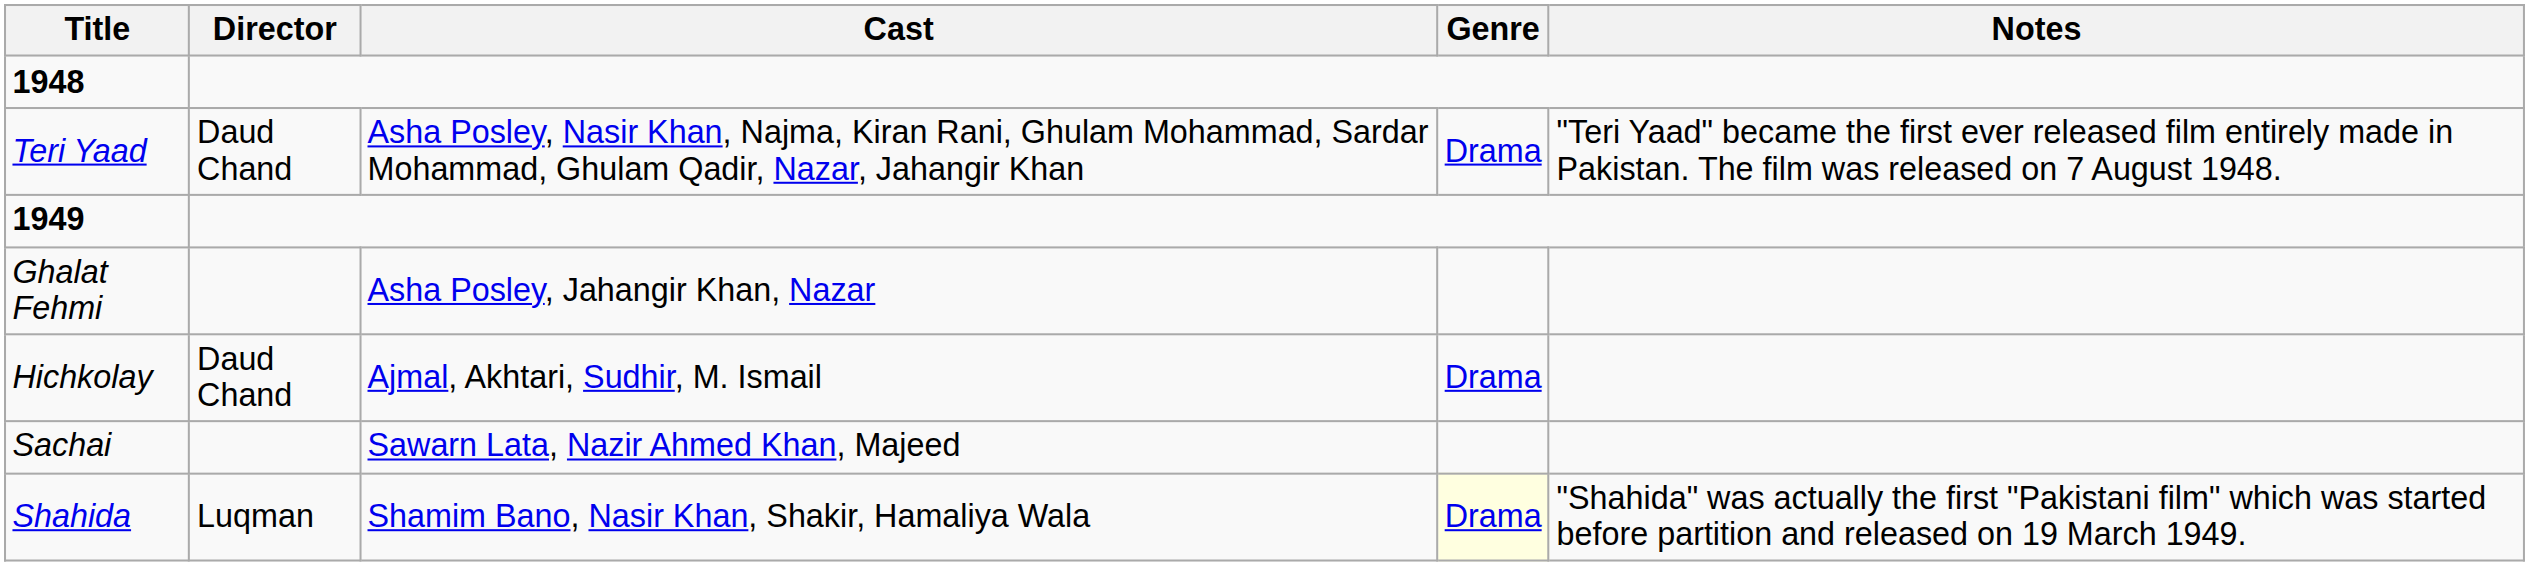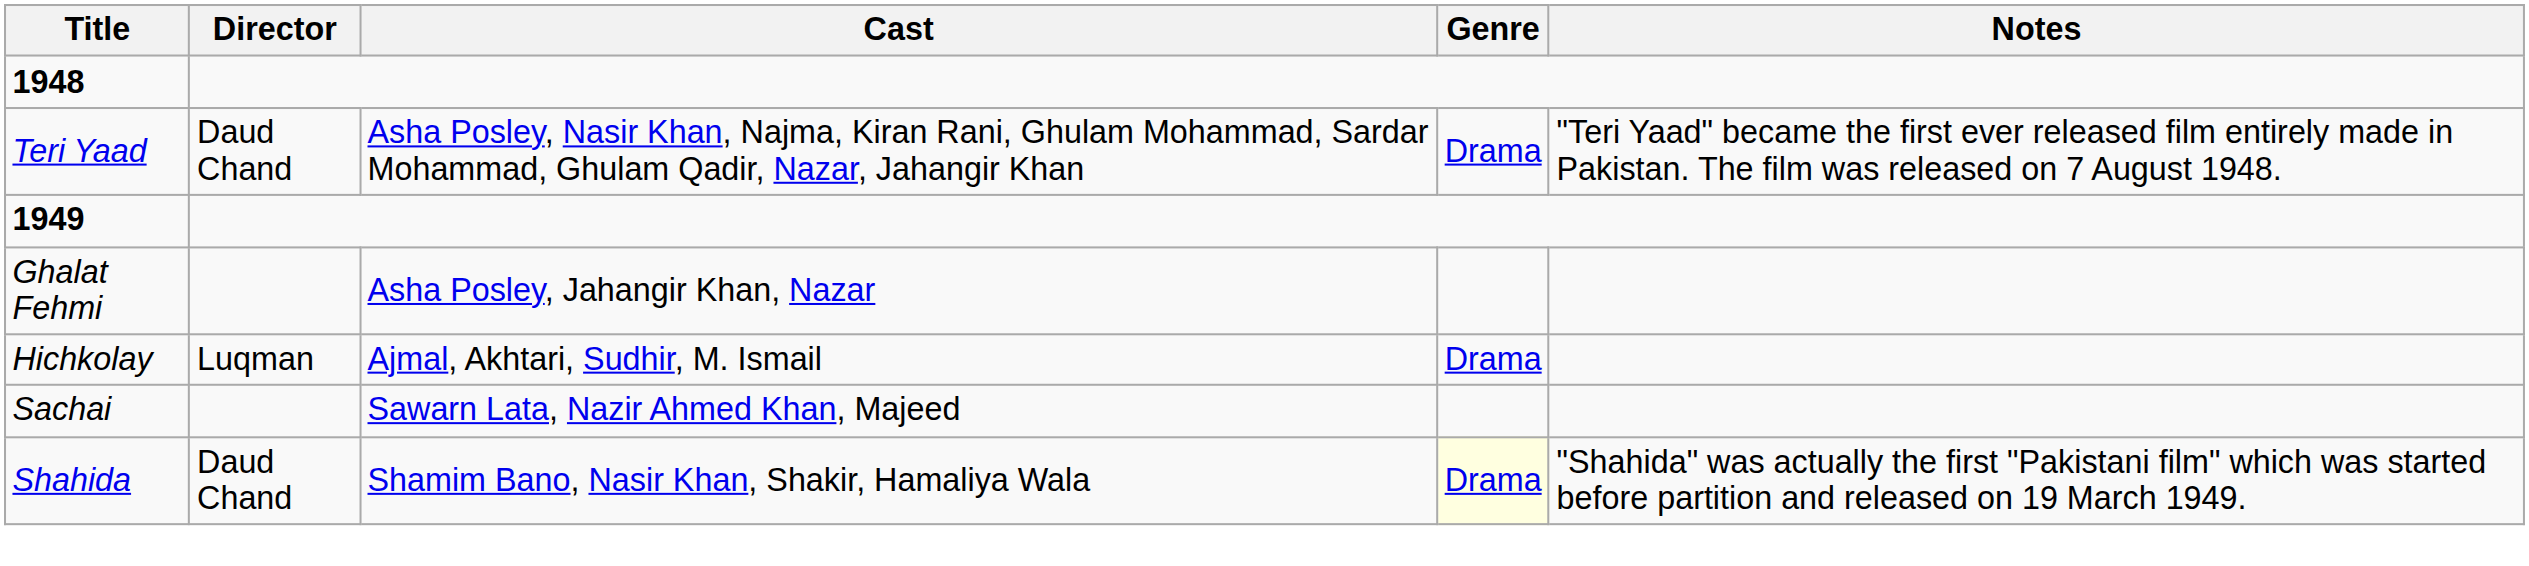(245, 377) Daud Chand -> (255, 359) Luqman
(255, 516) Luqman -> (245, 479) Daud Chand
